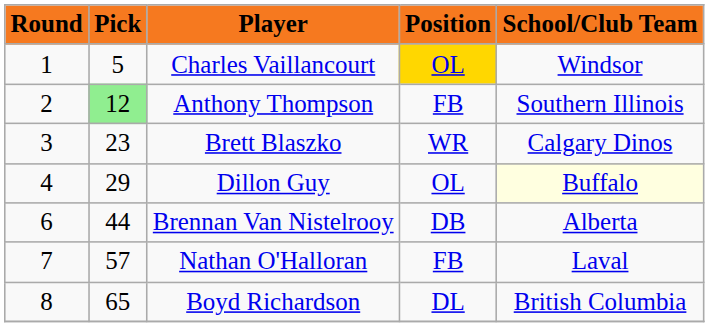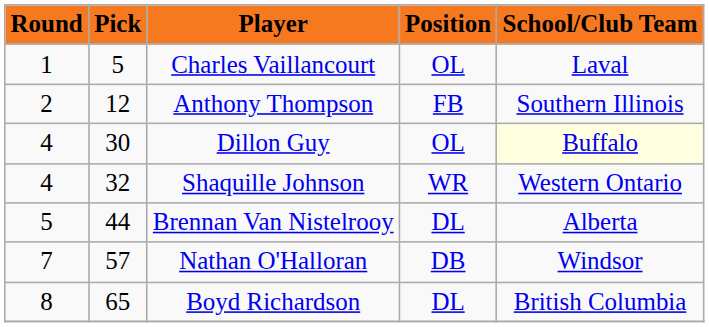(448, 63) gold background -> (448, 63) no background
(600, 63) Windsor -> (600, 63) Laval
(118, 103) lightgreen background -> (118, 103) no background
- row: (273, 143)
(118, 182) 29 -> (118, 143) 30
+ row: (273, 182)
(47, 222) 6 -> (47, 222) 5
(448, 222) DB -> (448, 222) DL
(448, 261) FB -> (448, 261) DB
(600, 261) Laval -> (600, 261) Windsor
